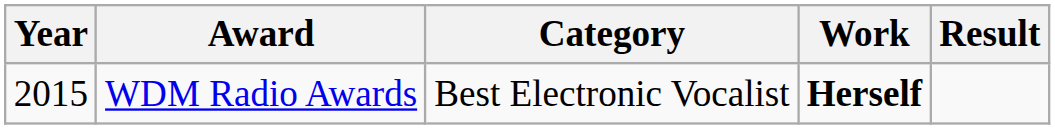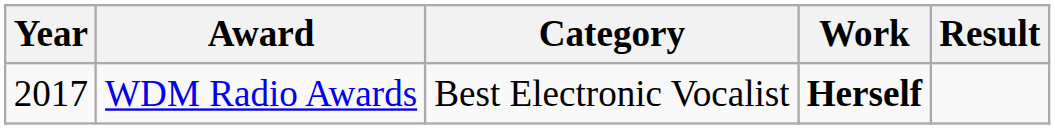(51, 92) 2015 -> (51, 92) 2017
